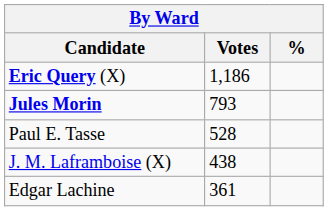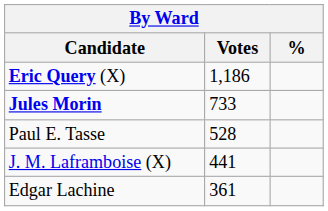(223, 104) 793 -> (223, 104) 733
(223, 162) 438 -> (223, 162) 441
